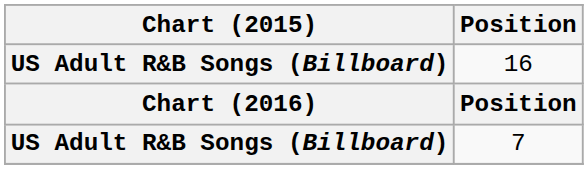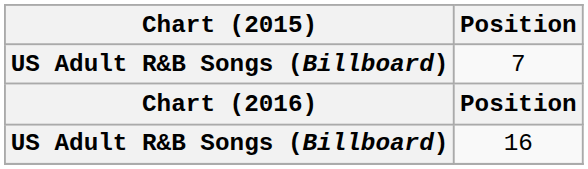rows swapped: (518, 144) <-> (518, 64)
